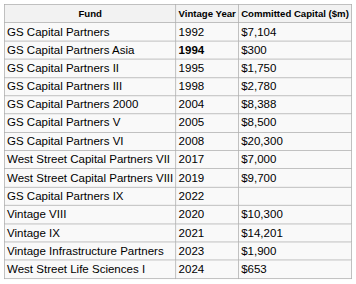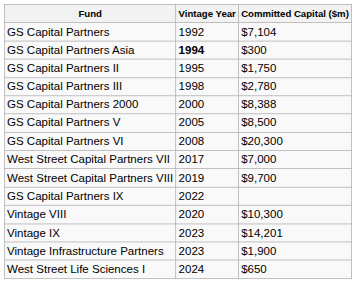(191, 104) 2004 -> (191, 104) 2000
(191, 232) 2021 -> (191, 232) 2023
(254, 269) $653 -> (254, 269) $650
